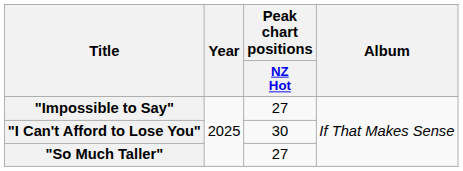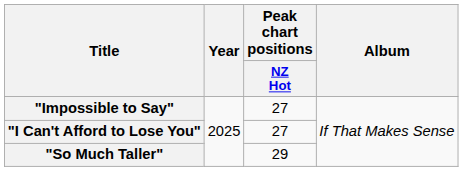(280, 131) 30 -> (280, 131) 27
(280, 154) 27 -> (280, 154) 29
